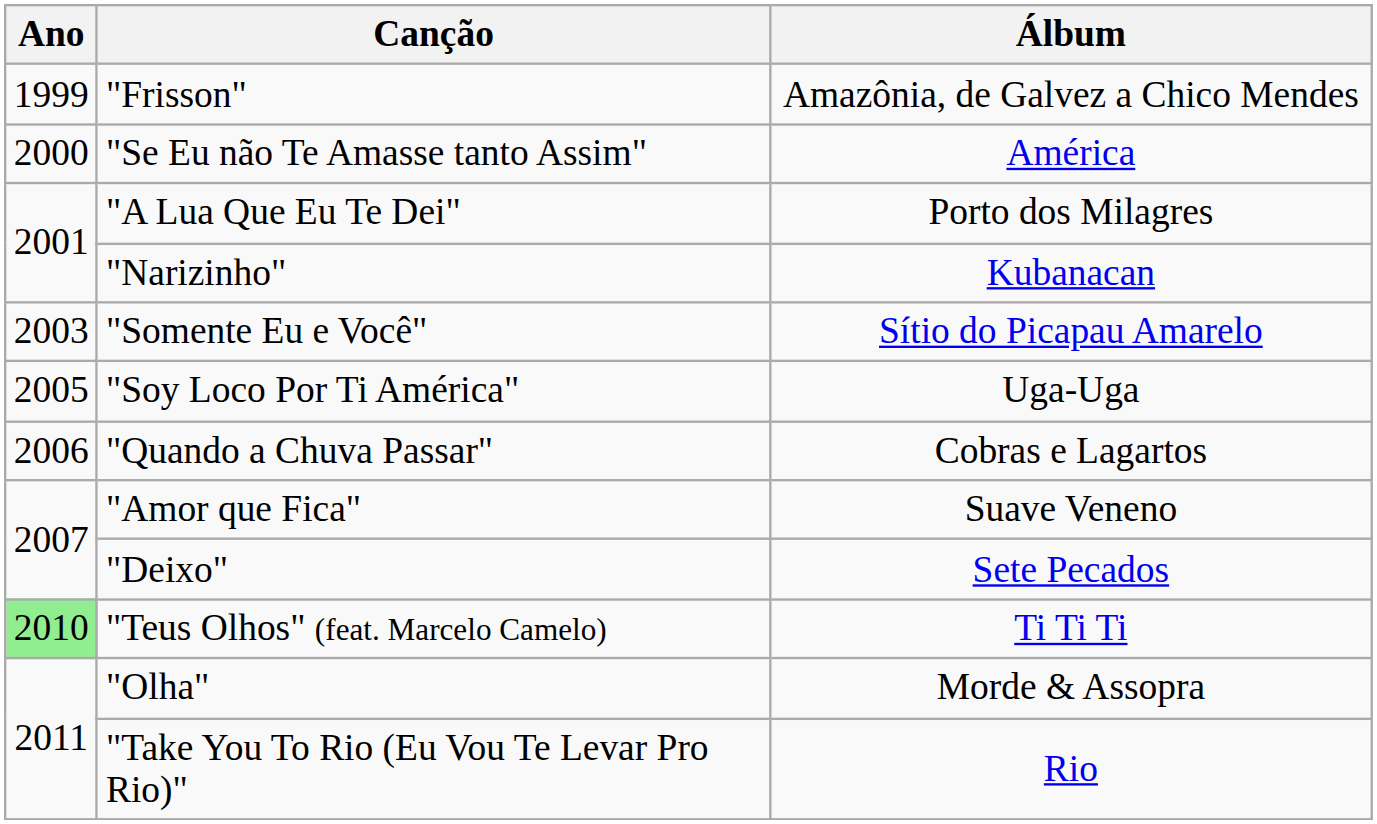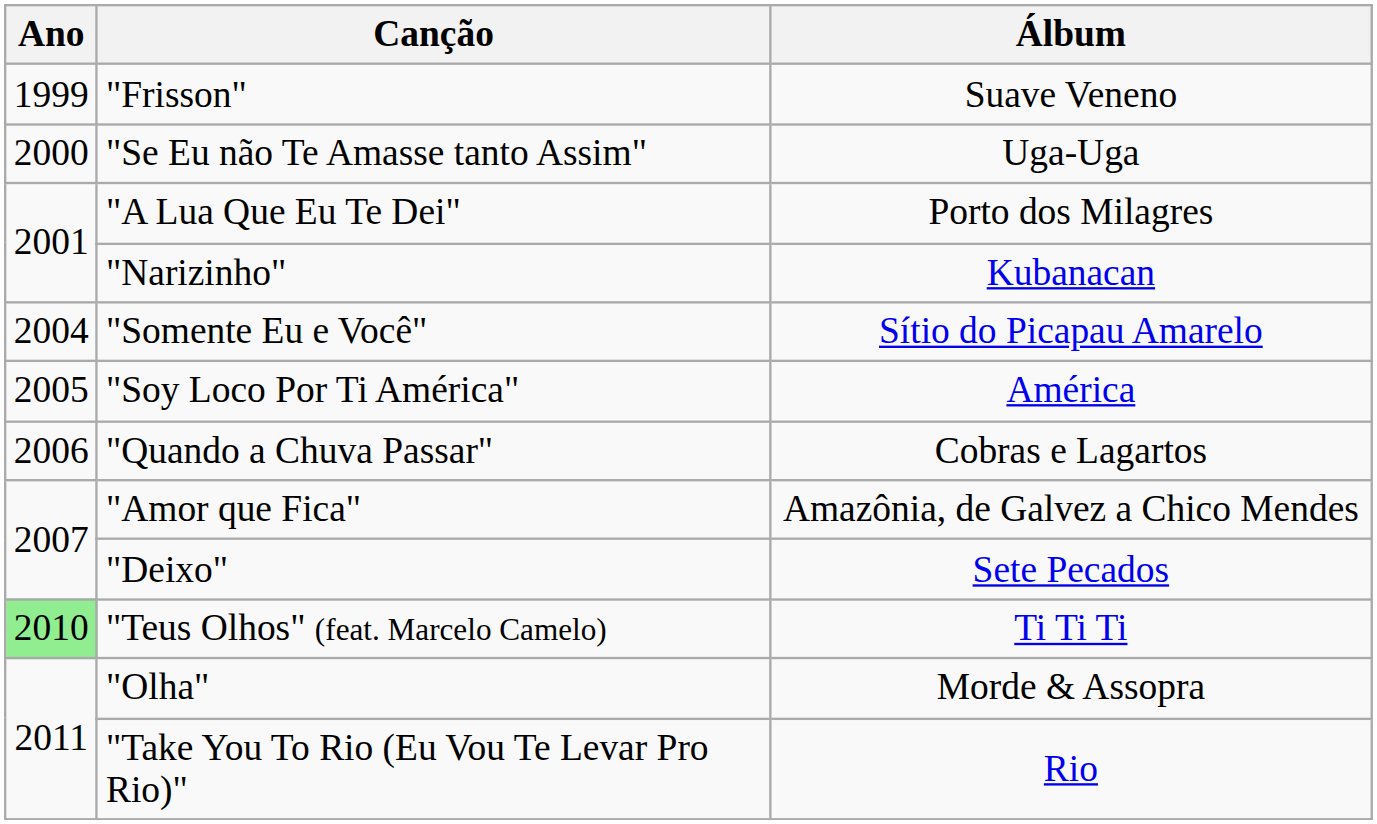(1071, 93) Amazônia, de Galvez a Chico Mendes -> (1071, 93) Suave Veneno
(1071, 152) América -> (1071, 152) Uga-Uga
(51, 331) 2003 -> (51, 331) 2004
(1071, 390) Uga-Uga -> (1071, 390) América
(1071, 509) Suave Veneno -> (1071, 509) Amazônia, de Galvez a Chico Mendes
